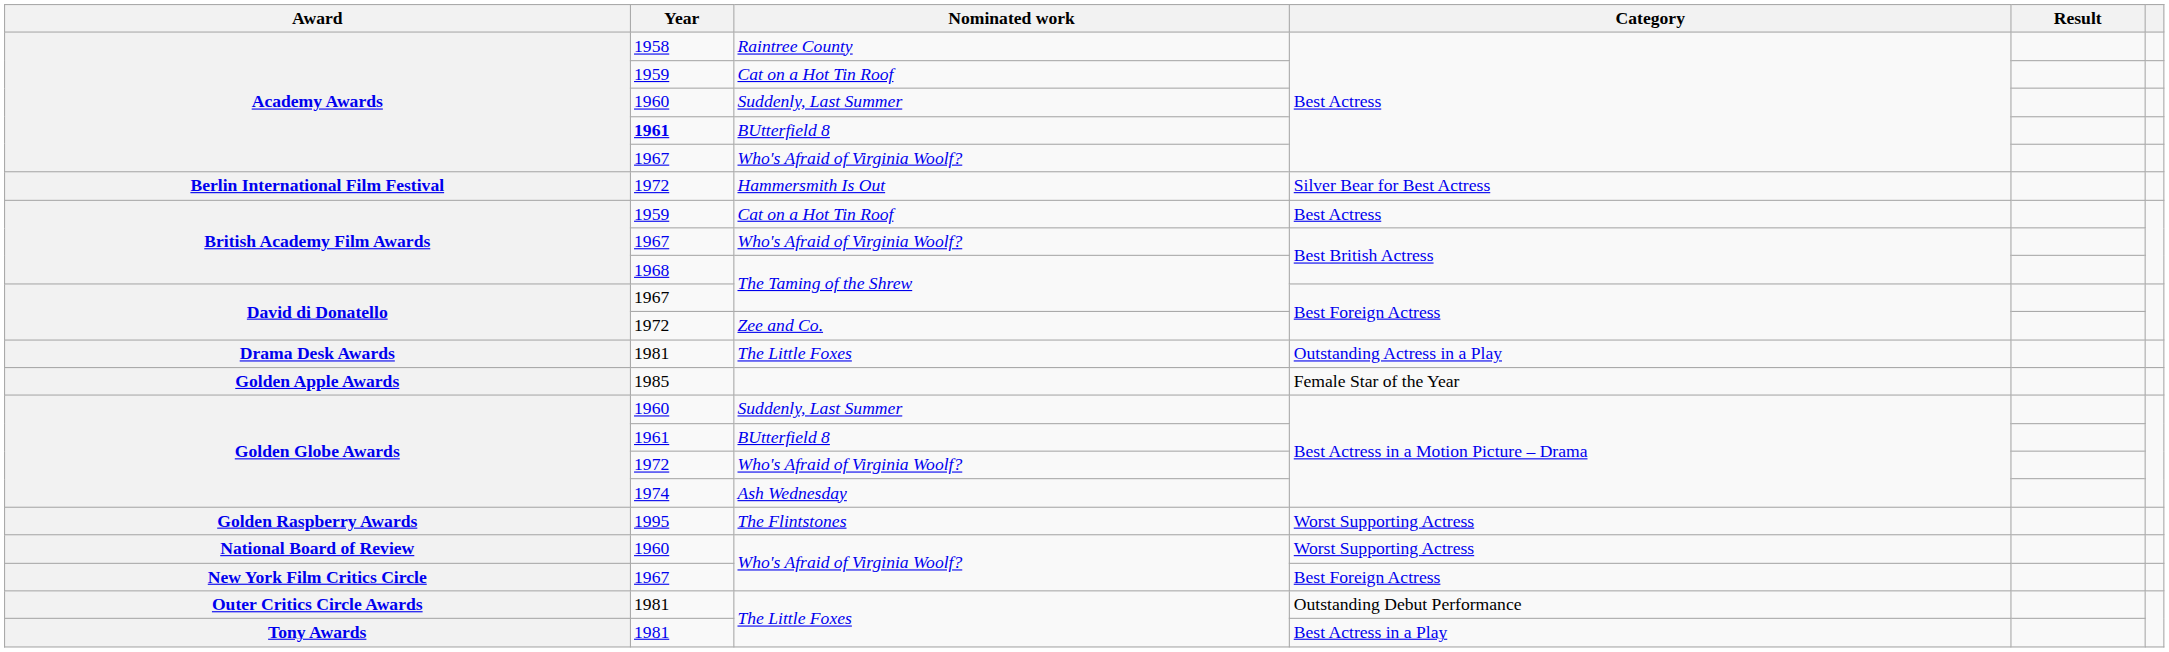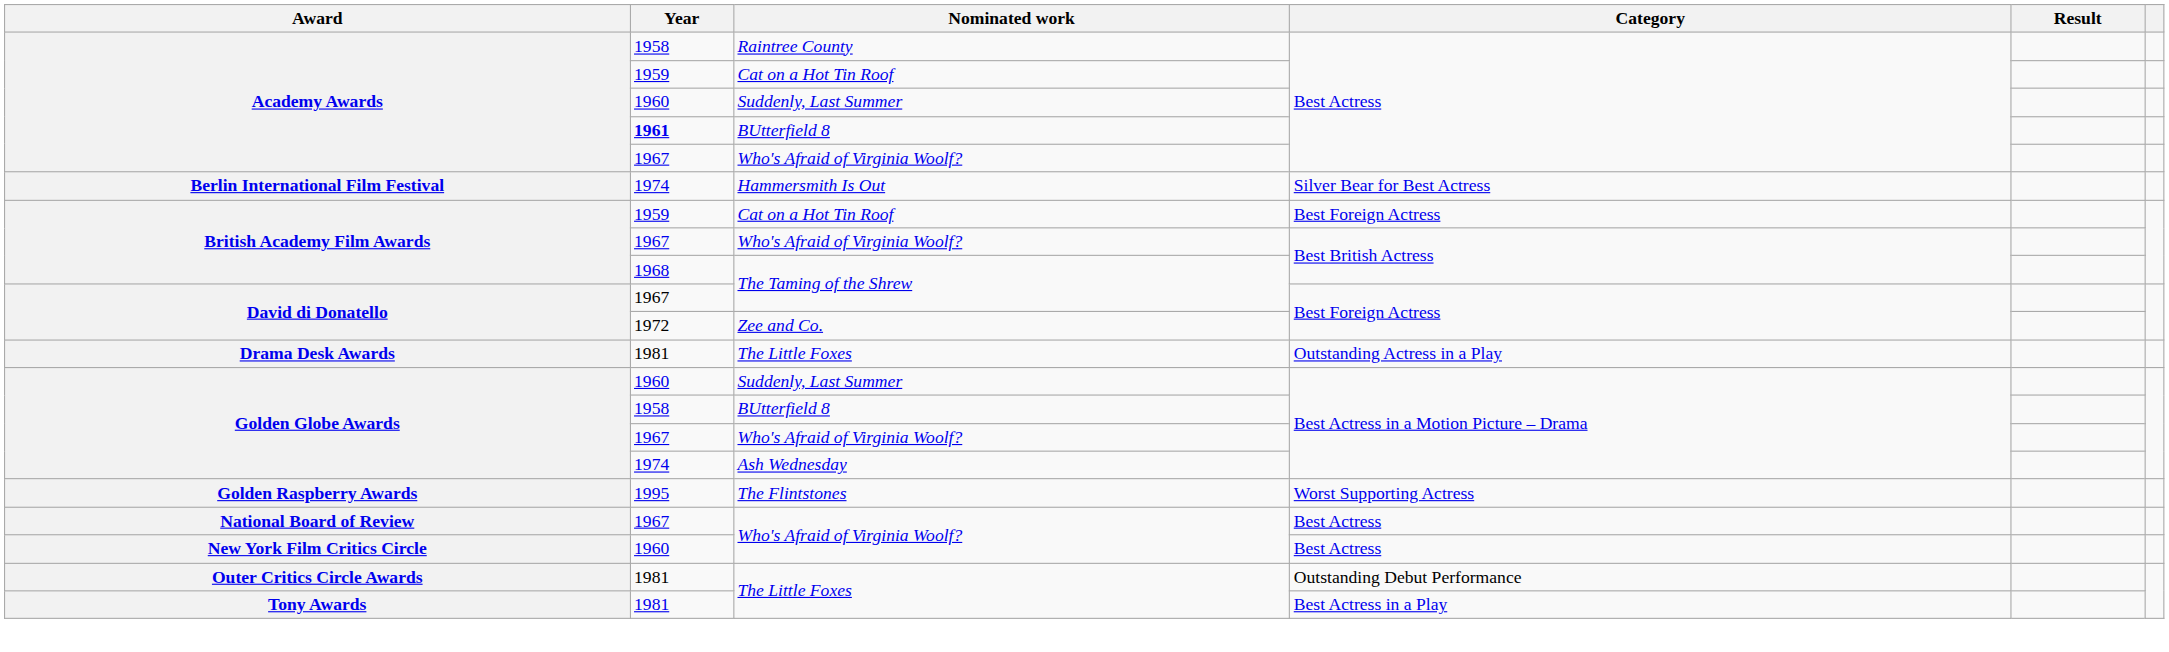(652, 185) 1972 -> (652, 185) 1974
(1338, 213) Best Actress -> (1367, 213) Best Foreign Actress
- row: (317, 381)
(652, 437) 1961 -> (652, 409) 1958
(652, 465) 1972 -> (652, 437) 1967
(652, 548) 1960 -> (652, 520) 1967
(1384, 548) Worst Supporting Actress -> (1338, 520) Best Actress
(652, 576) 1967 -> (652, 548) 1960
(1367, 576) Best Foreign Actress -> (1338, 548) Best Actress
